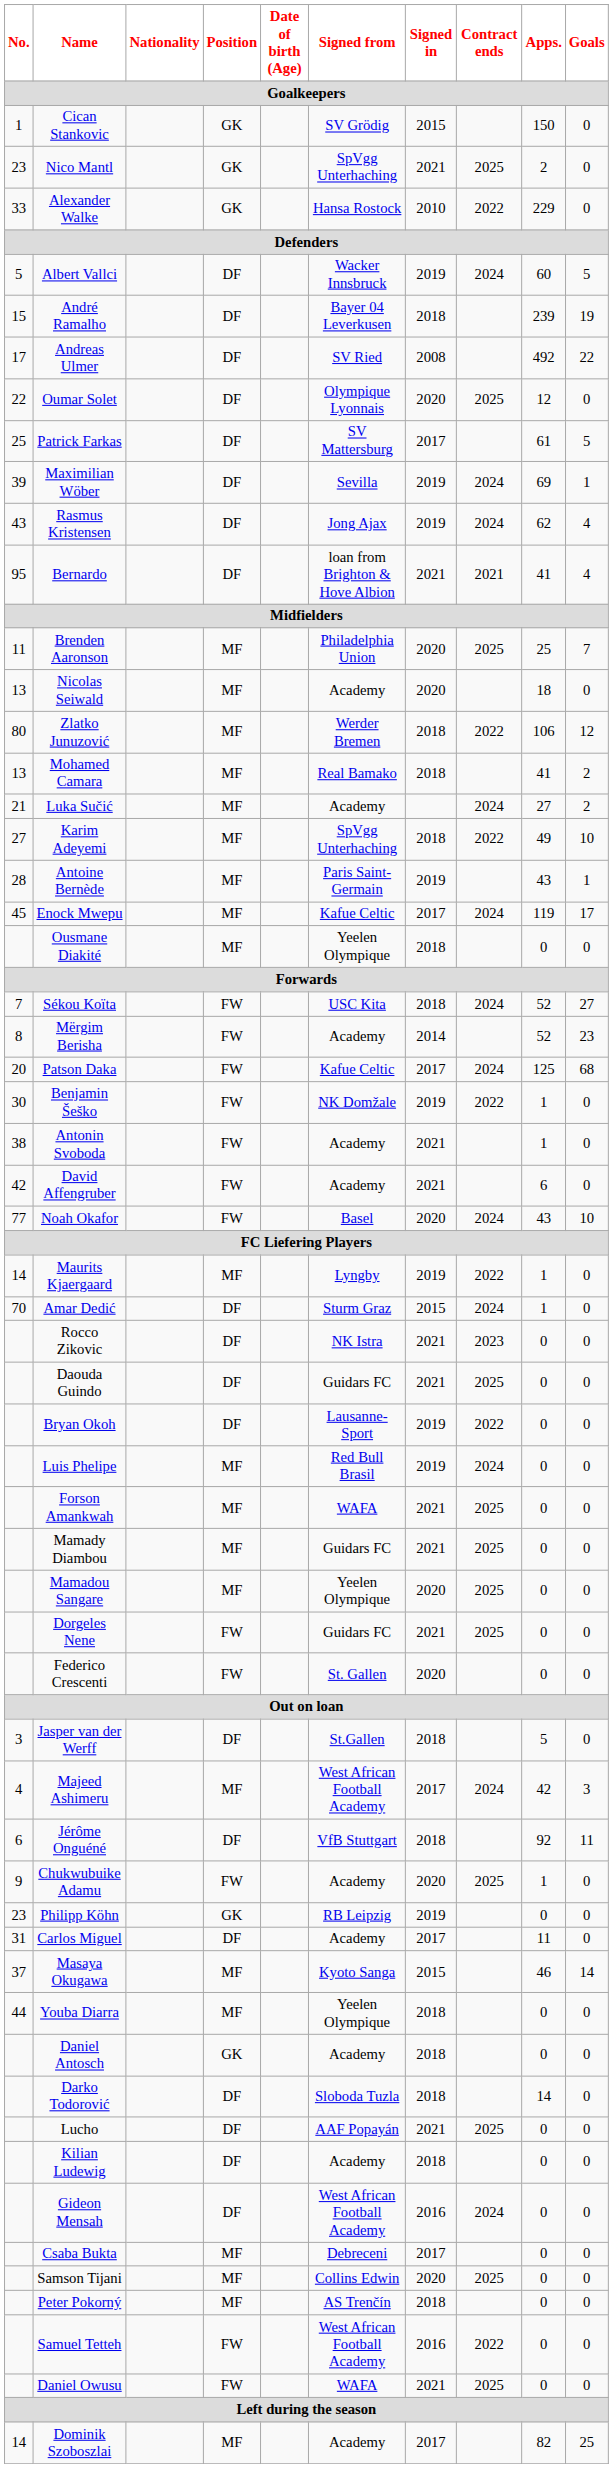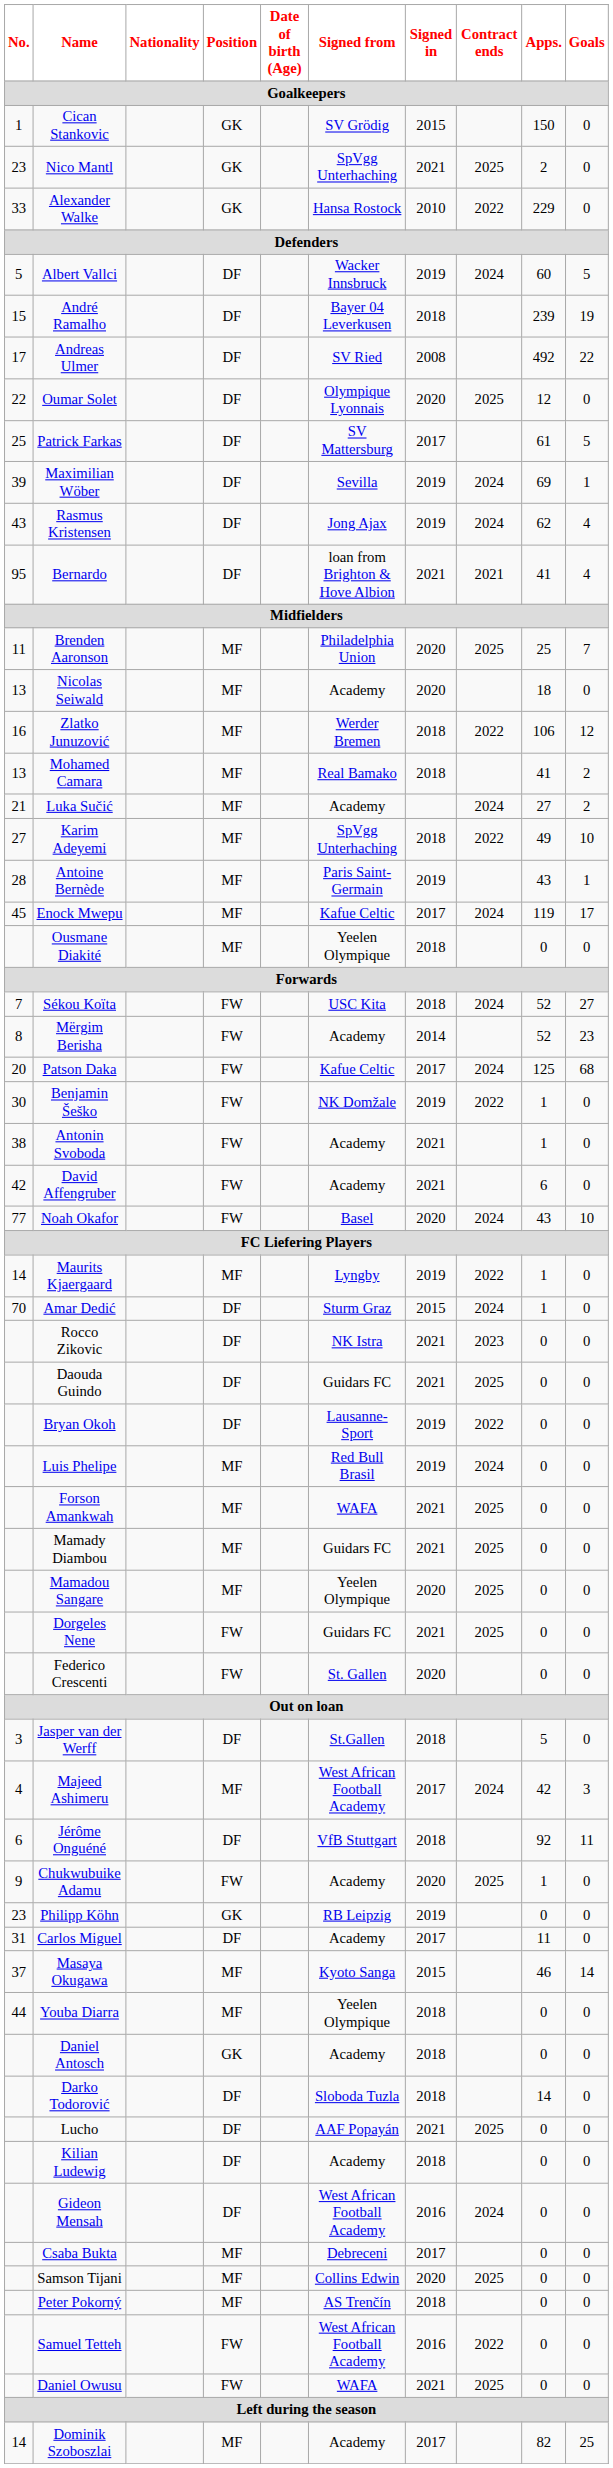(19, 732) 80 -> (19, 732) 16
